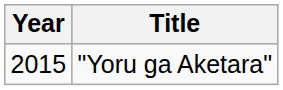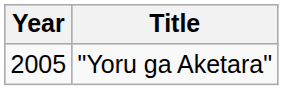(38, 63) 2015 -> (38, 63) 2005
